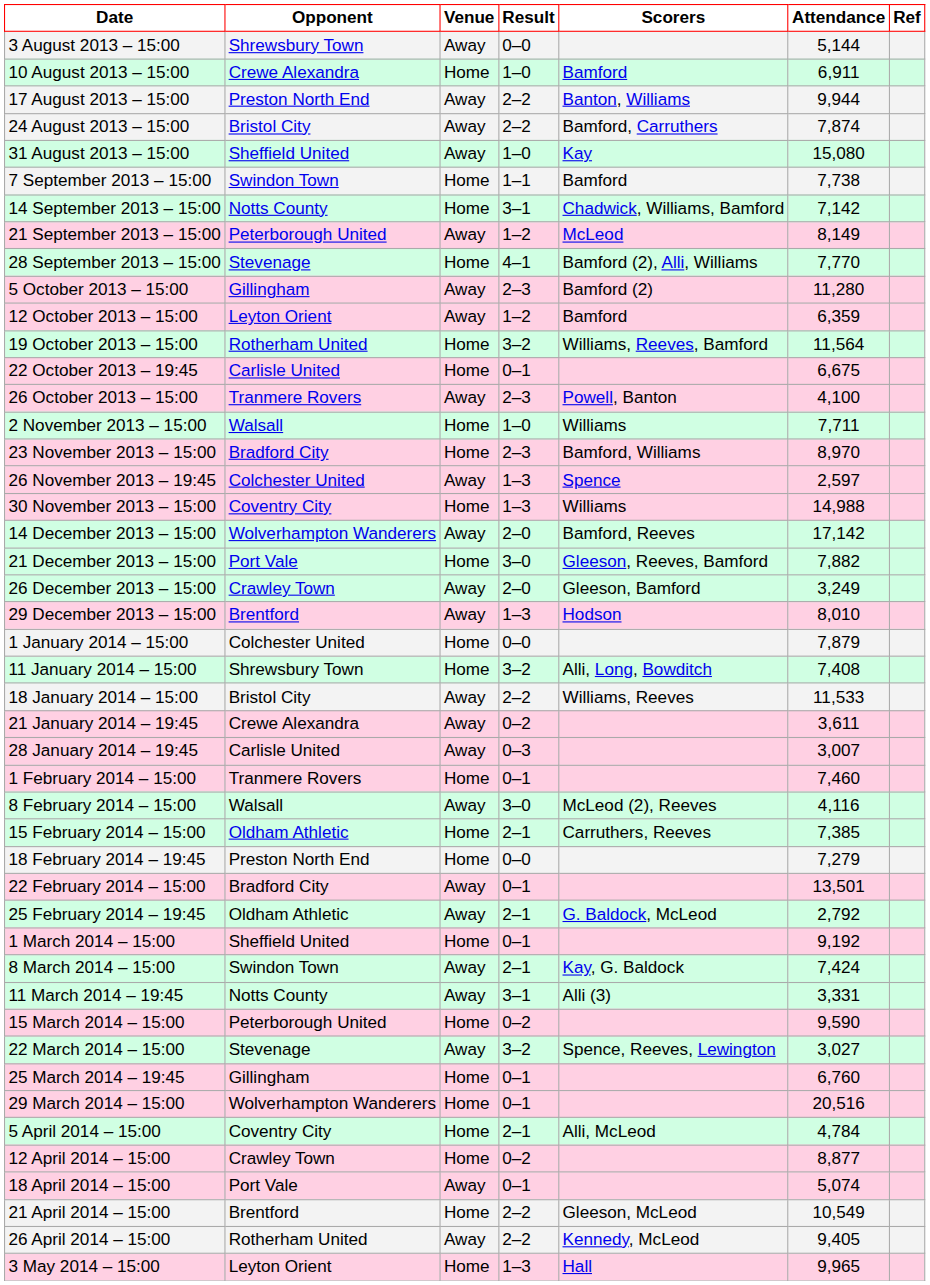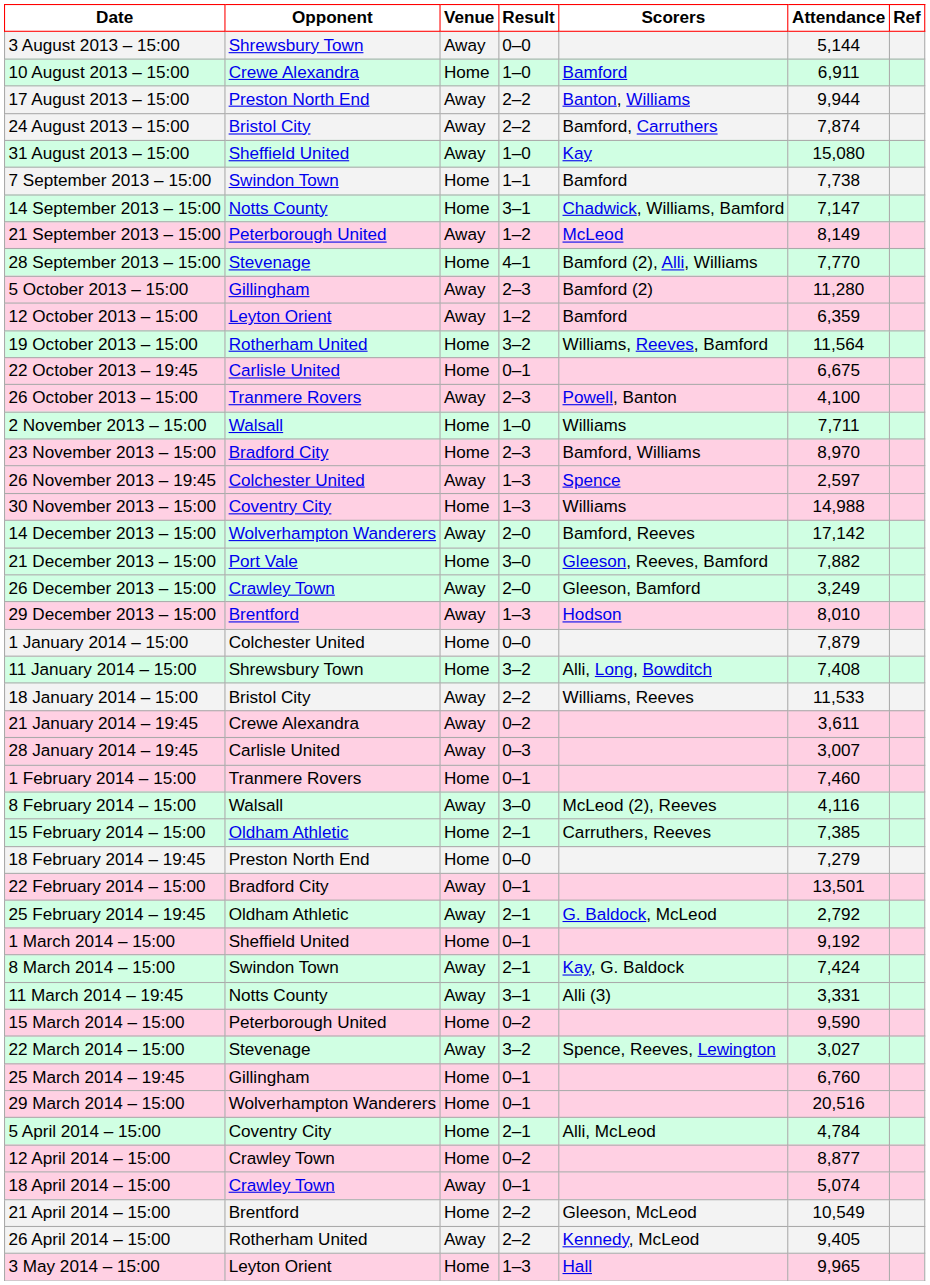(839, 208) 7,142 -> (839, 208) 7,147
(263, 1185) Port Vale -> (282, 1185) Crawley Town
